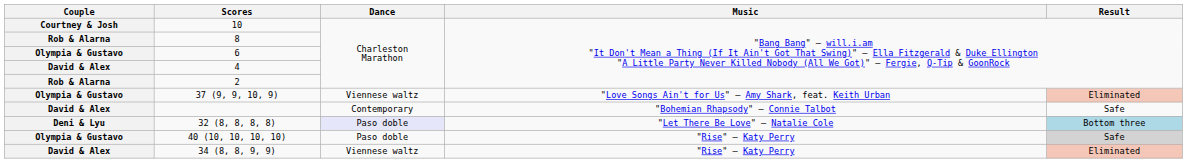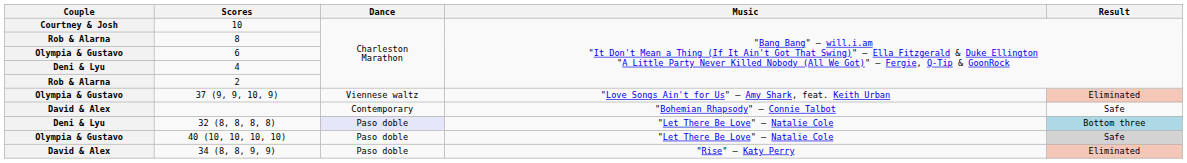(79, 67) David & Alex -> (79, 67) Deni & Lyu
(745, 137) "Rise" — Katy Perry -> (745, 137) "Let There Be Love" — Natalie Cole
(382, 151) Viennese waltz -> (382, 151) Paso doble
